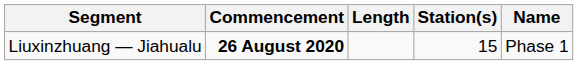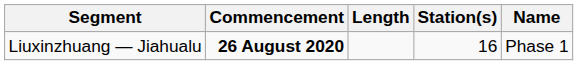(488, 45) 15 -> (488, 45) 16
